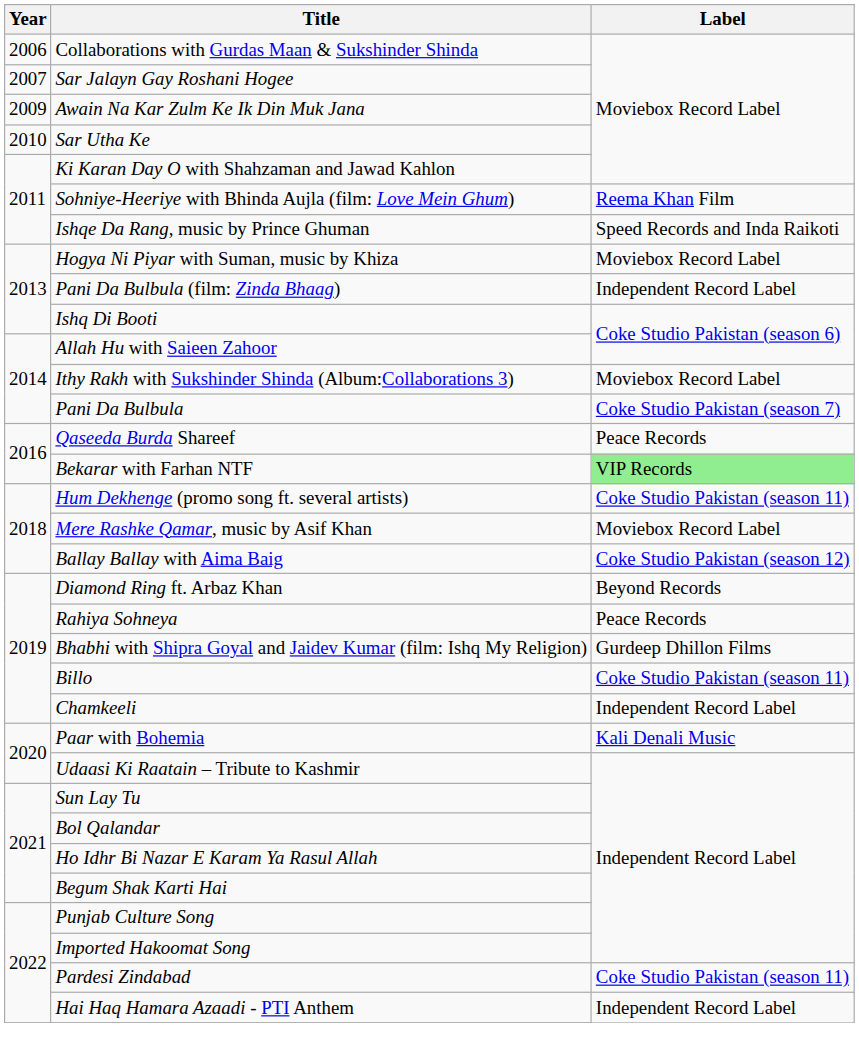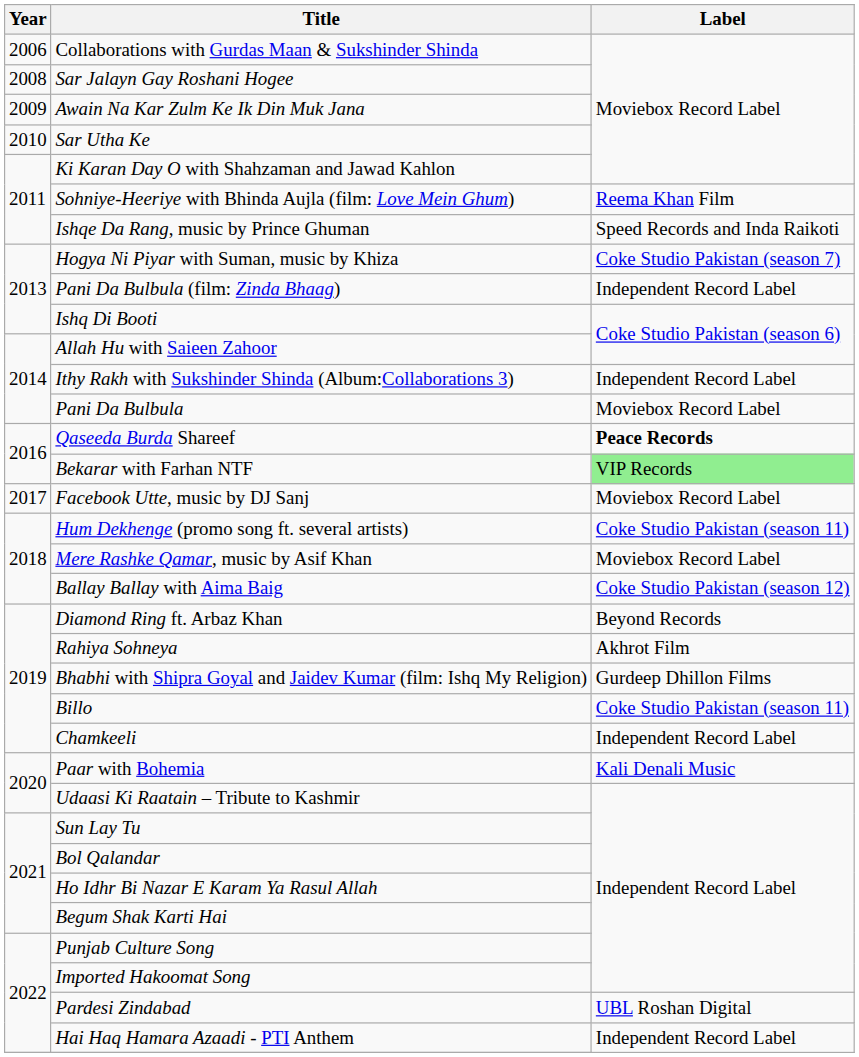(28, 79) 2007 -> (28, 79) 2008
(688, 259) Moviebox Record Label -> (718, 259) Coke Studio Pakistan (season 7)
(688, 378) Moviebox Record Label -> (696, 378) Independent Record Label
(718, 408) Coke Studio Pakistan (season 7) -> (688, 408) Moviebox Record Label
(651, 438) normal -> (654, 438) bold
+ row: (182, 498)
(651, 618) Peace Records -> (643, 648) Akhrot Film
(722, 977) Coke Studio Pakistan (season 11) -> (674, 1007) UBL Roshan Digital
